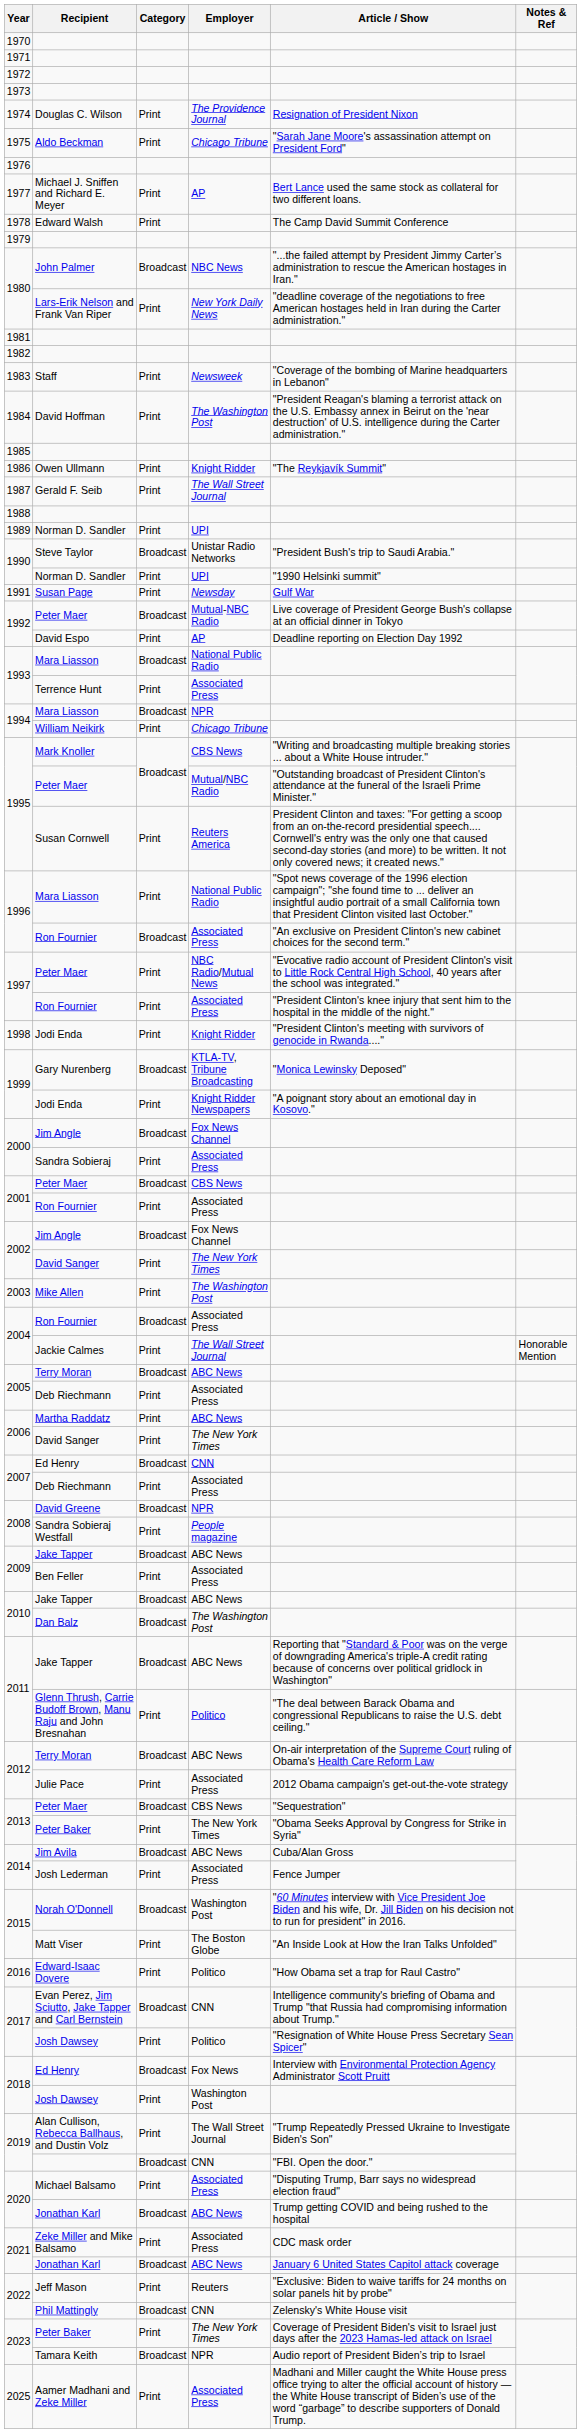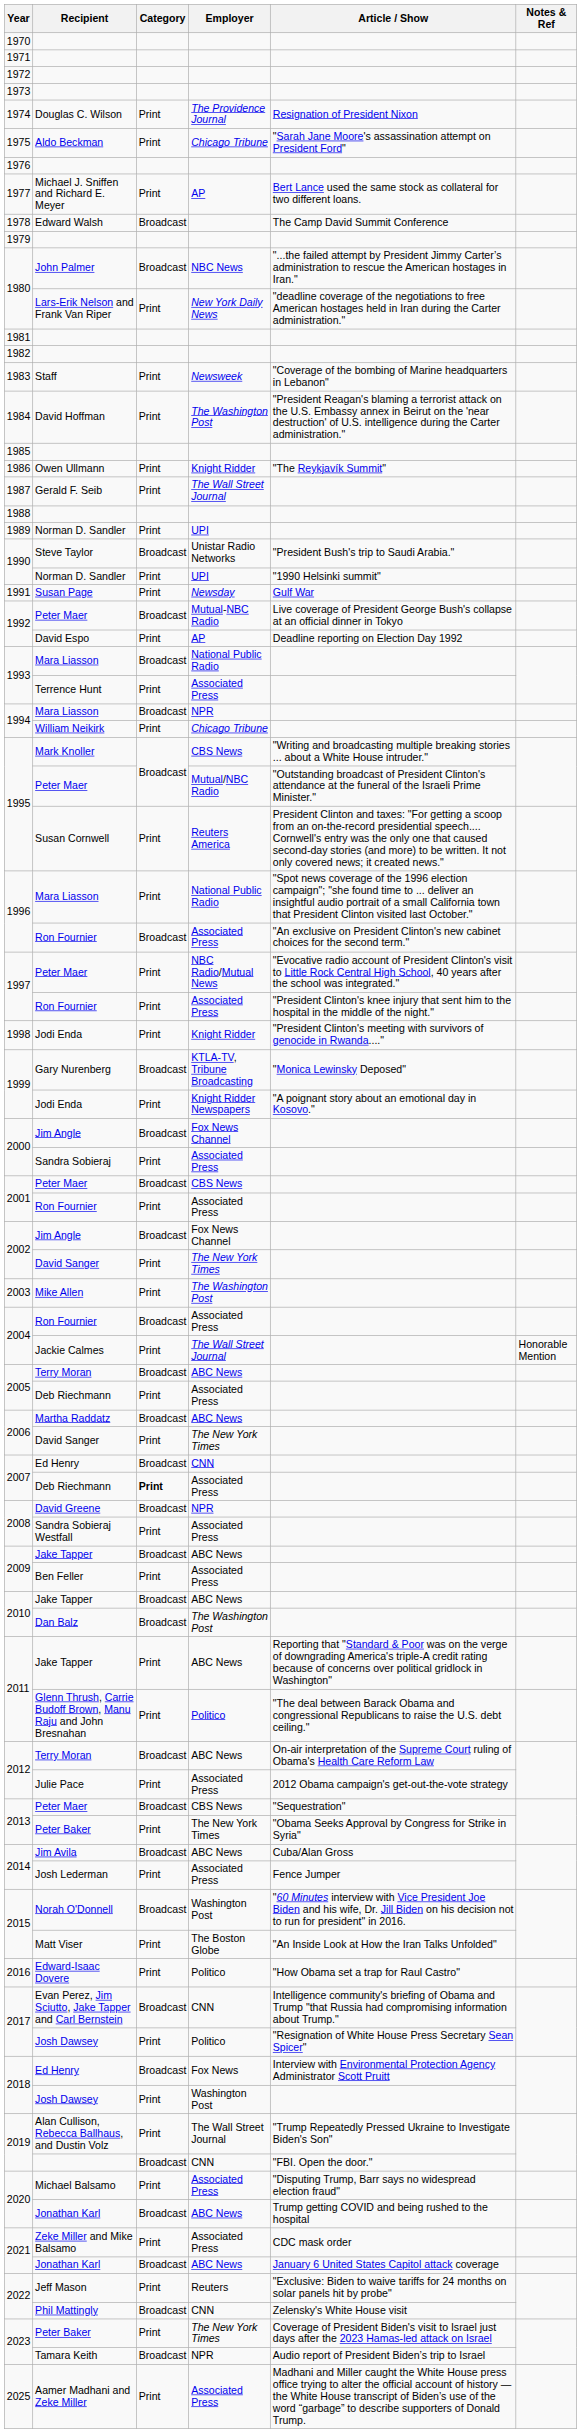(150, 223) Print -> (163, 223) Broadcast
(150, 1418) Print -> (163, 1418) Broadcast
(150, 1486) normal -> (151, 1486) bold
(214, 1531) People magazine -> (217, 1531) Associated Press
(163, 1663) Broadcast -> (150, 1663) Print
